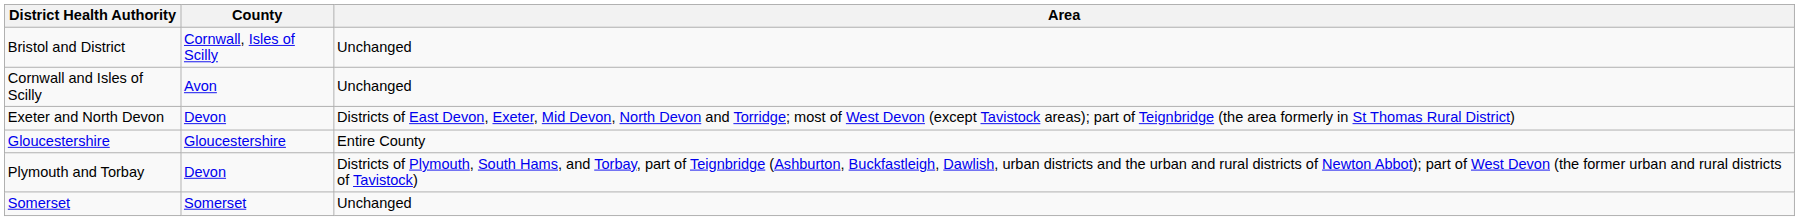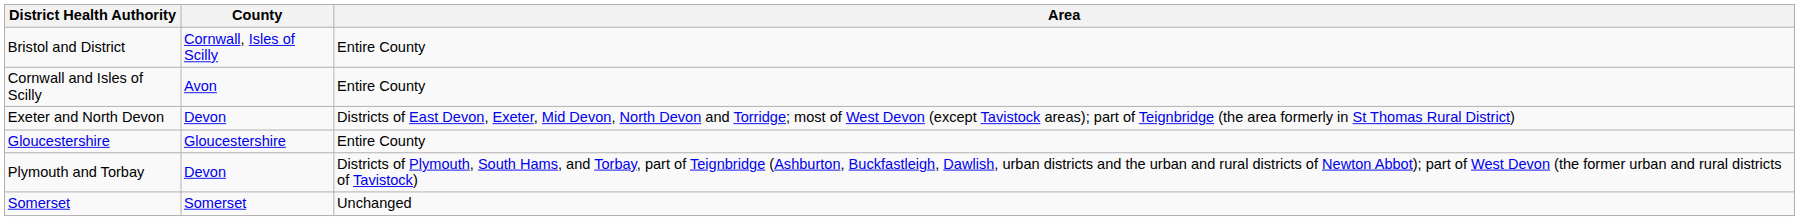(374, 47) Unchanged -> (381, 47) Entire County
(374, 86) Unchanged -> (381, 86) Entire County
